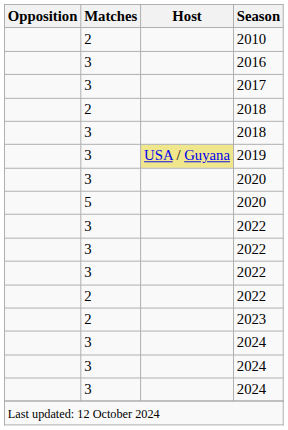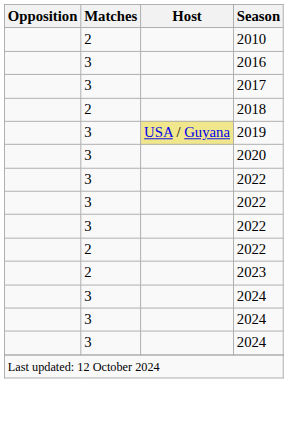- row: (88, 132)
- row: (88, 202)
